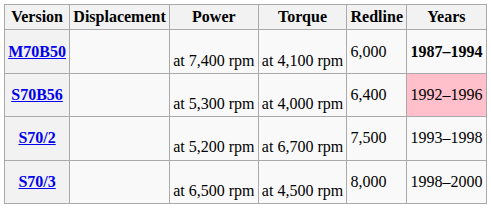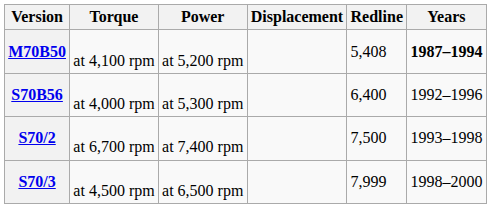columns swapped: (120, 17) <-> (303, 17)
(214, 60) at 7,400 rpm -> (203, 60) at 5,200 rpm
(369, 51) 6,000 -> (369, 51) 5,408
(446, 94) pink background -> (446, 94) no background
(214, 147) at 5,200 rpm -> (203, 147) at 7,400 rpm
(369, 181) 8,000 -> (369, 181) 7,999
